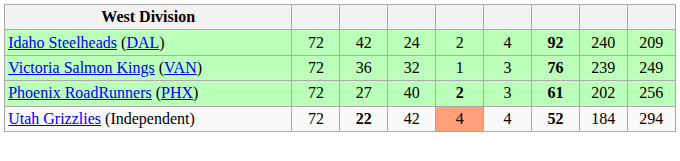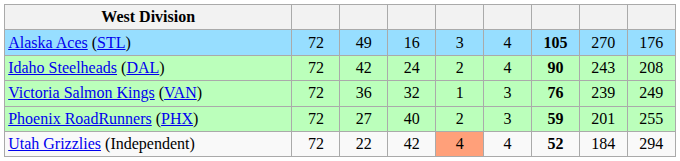+ row: (70, 42)
(555, 42) 92 -> (555, 67) 90
(603, 42) 240 -> (603, 67) 243
(651, 42) 209 -> (651, 67) 208
(460, 93) bold -> (460, 118) normal
(555, 93) 61 -> (555, 118) 59
(603, 93) 202 -> (603, 118) 201
(651, 93) 256 -> (651, 118) 255
(364, 118) bold -> (364, 144) normal
